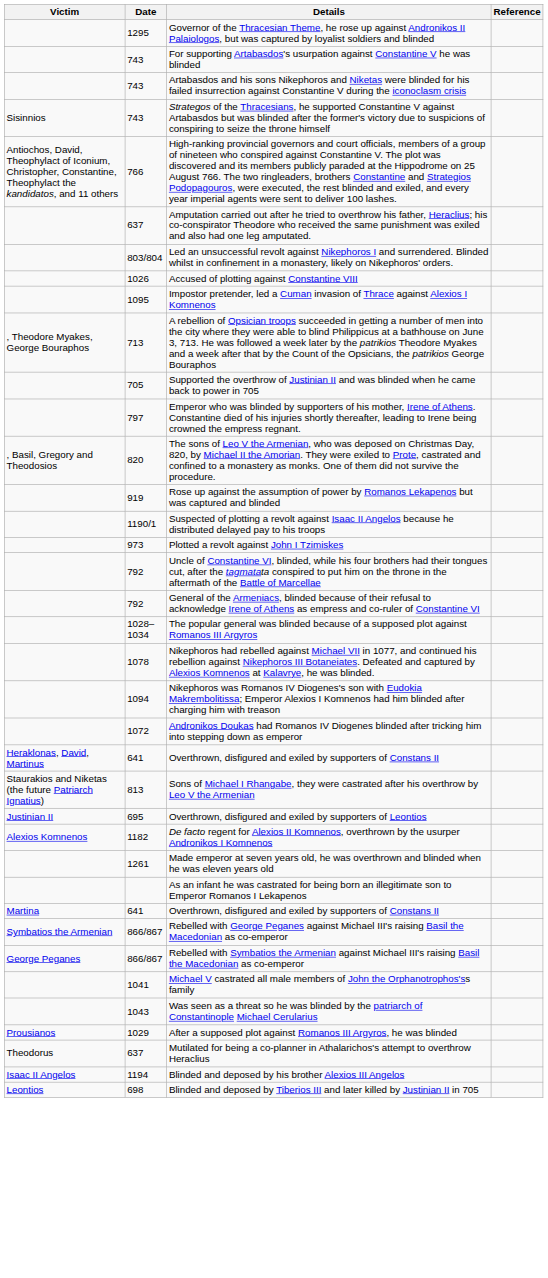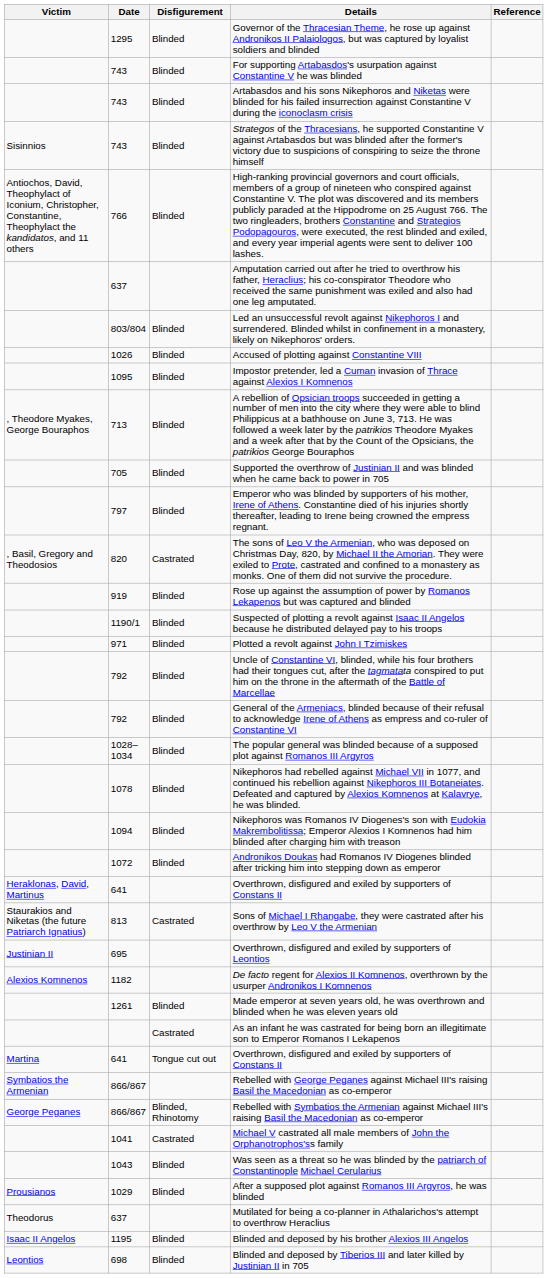+ column: (190, 12)
(135, 545) 973 -> (119, 644) 971
(138, 1074) 1194 -> (121, 1239) 1195
